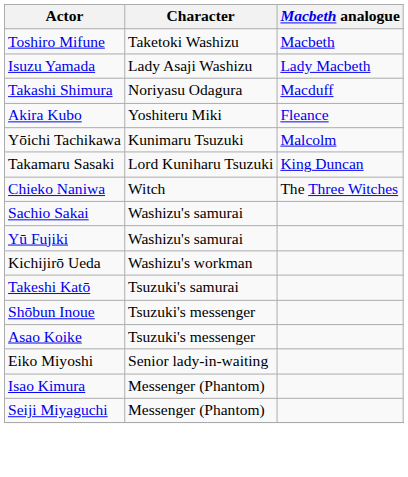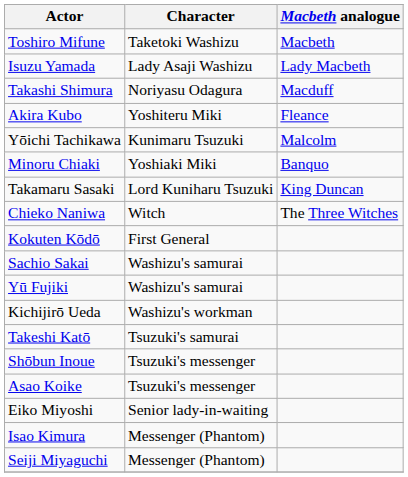+ row: (54, 164)
+ row: (54, 238)
